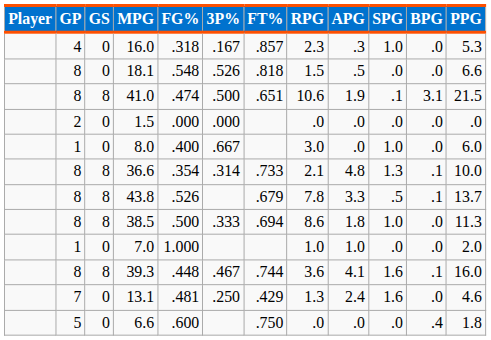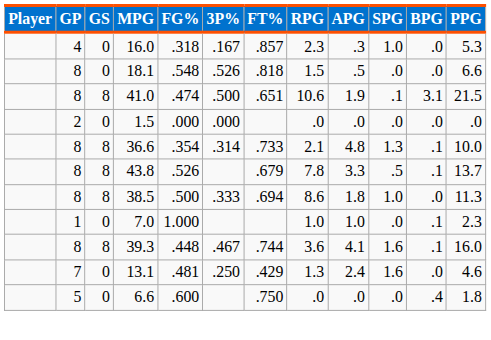- row: (144, 146)
(437, 247) .0 -> (437, 221) .1
(472, 247) 2.0 -> (472, 221) 2.3
